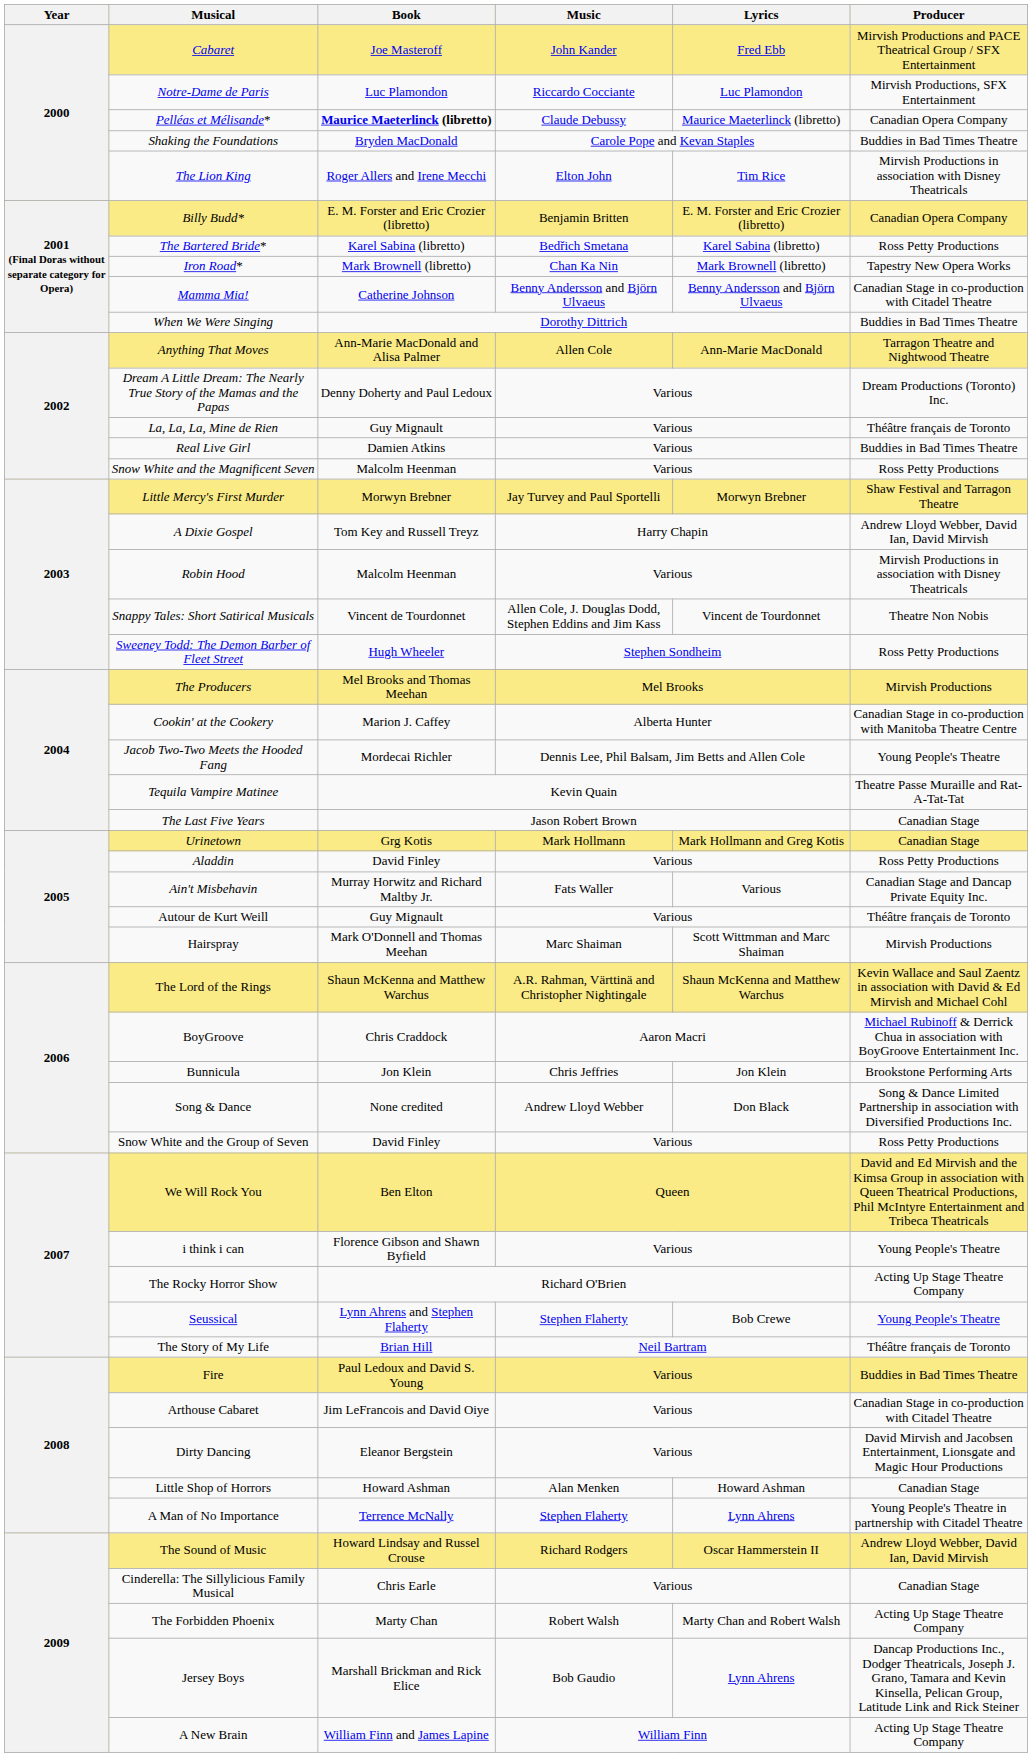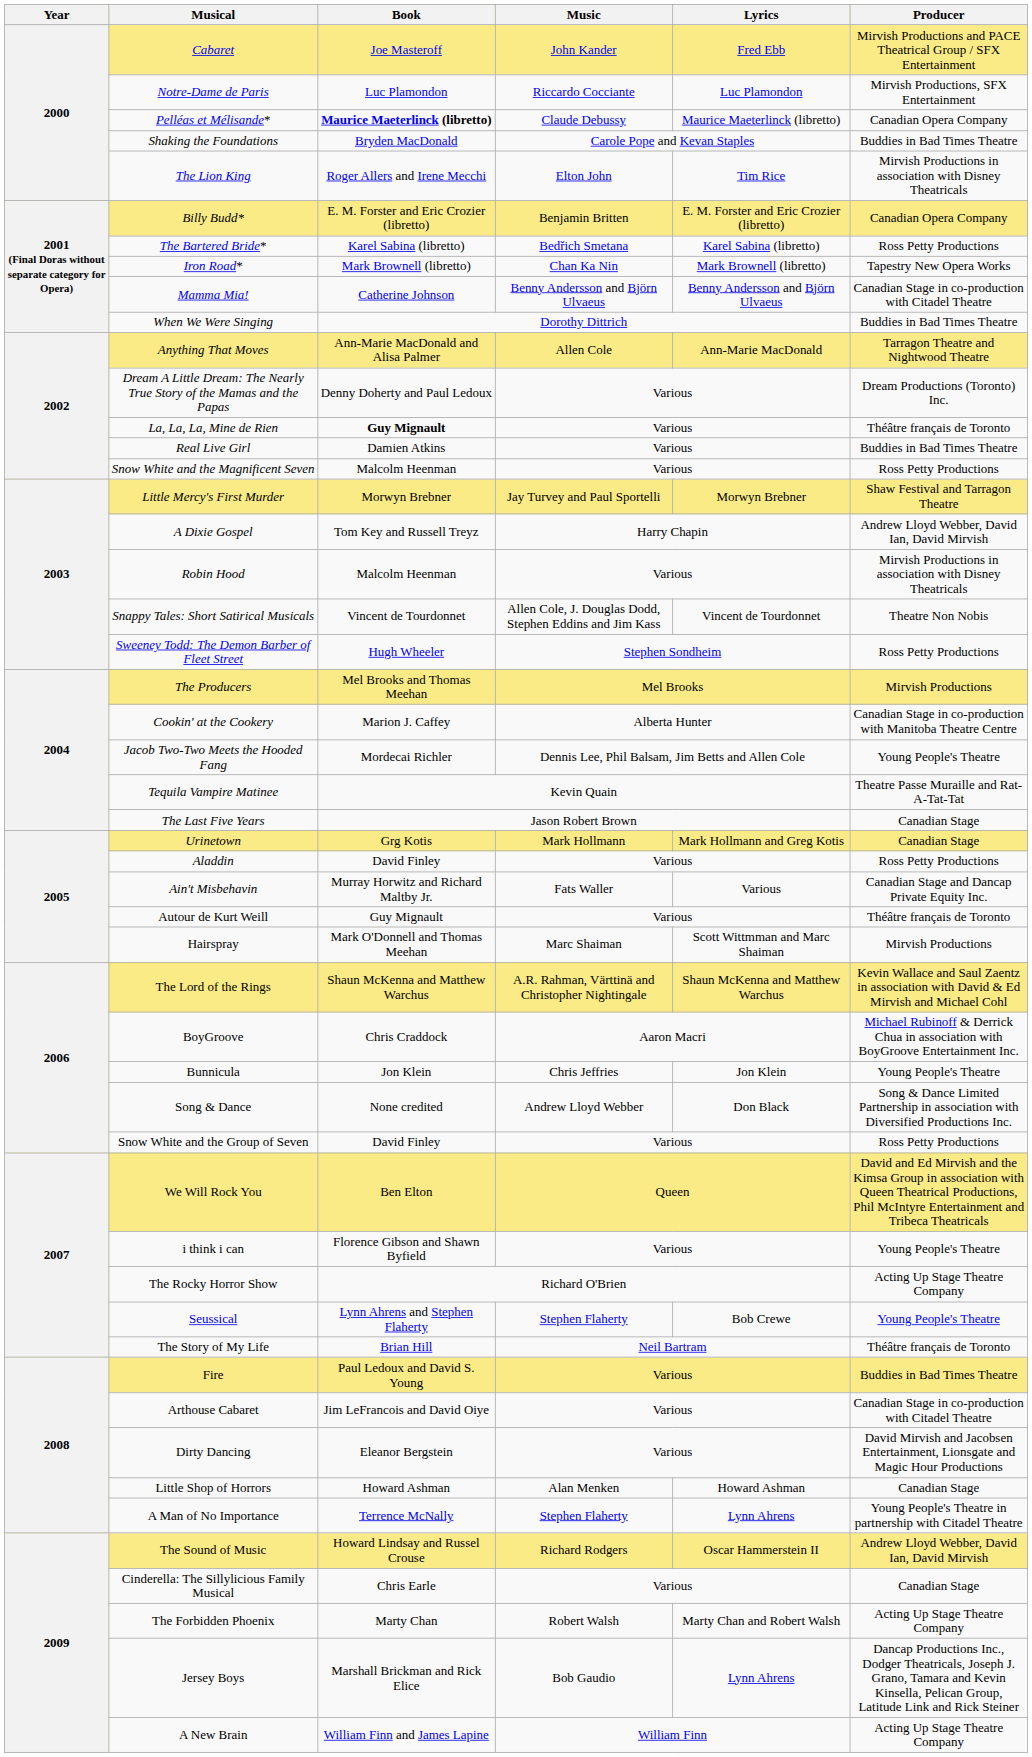(406, 427) normal -> (406, 427) bold
(939, 1072) Brookstone Performing Arts -> (939, 1072) Young People's Theatre
